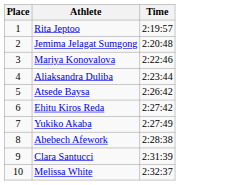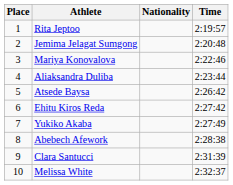+ column: (166, 12)
